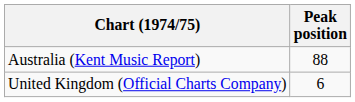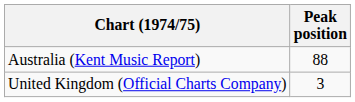(320, 84) 6 -> (320, 84) 3
